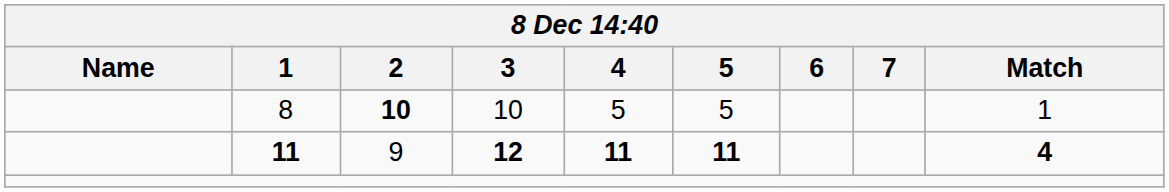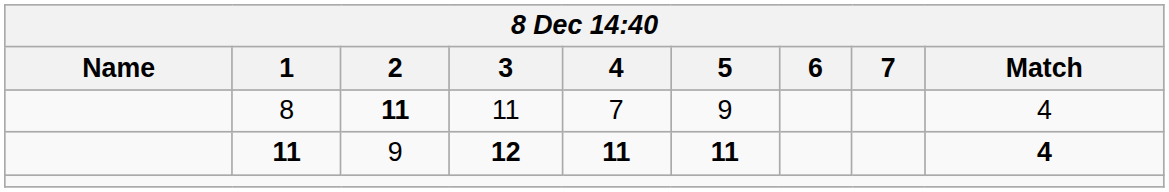(396, 110) 10 -> (395, 110) 11
(508, 110) 10 -> (506, 110) 11
(618, 110) 5 -> (616, 110) 7
(726, 110) 5 -> (725, 110) 9
(1045, 110) 1 -> (1044, 110) 4
